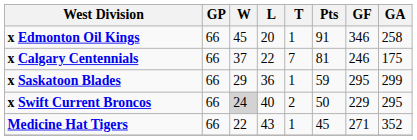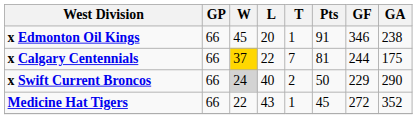(392, 37) 258 -> (392, 37) 238
(240, 59) no background -> (240, 59) gold background
(359, 59) 246 -> (359, 59) 244
- row: (64, 80)
(392, 102) 295 -> (392, 80) 290
(359, 124) 271 -> (359, 102) 272
